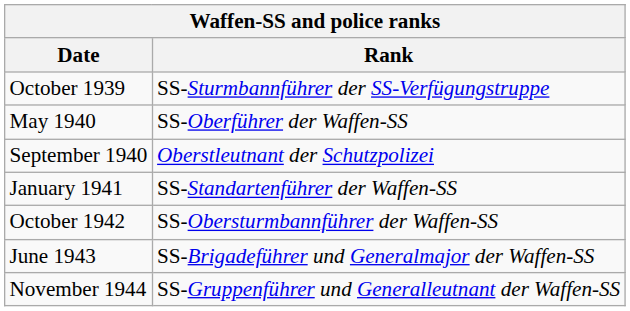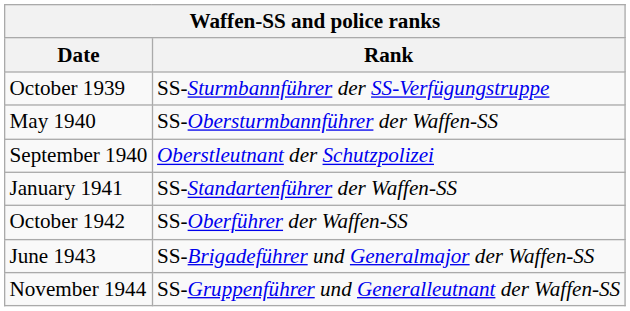(282, 121) SS-Oberführer der Waffen-SS -> (328, 121) SS-Obersturmbannführer der Waffen-SS
(328, 222) SS-Obersturmbannführer der Waffen-SS -> (282, 222) SS-Oberführer der Waffen-SS
